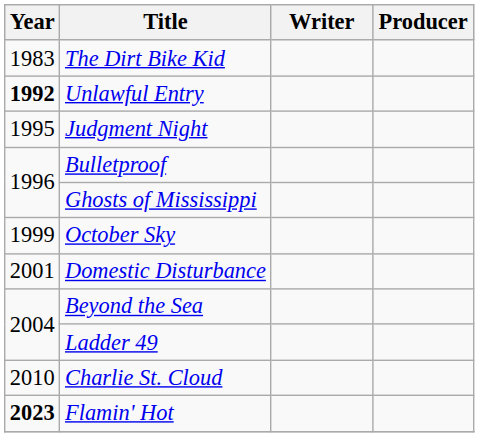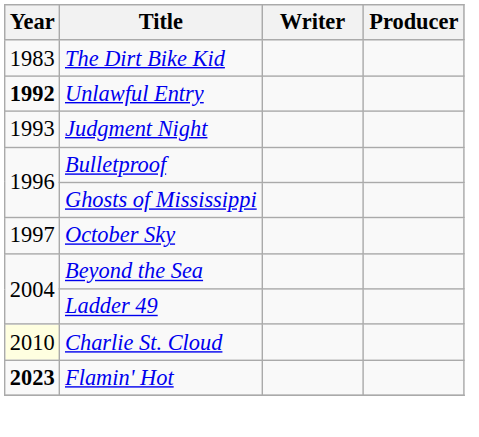(32, 128) 1995 -> (32, 128) 1993
(32, 235) 1999 -> (32, 235) 1997
- row: (165, 270)
(32, 377) no background -> (32, 341) lightyellow background
